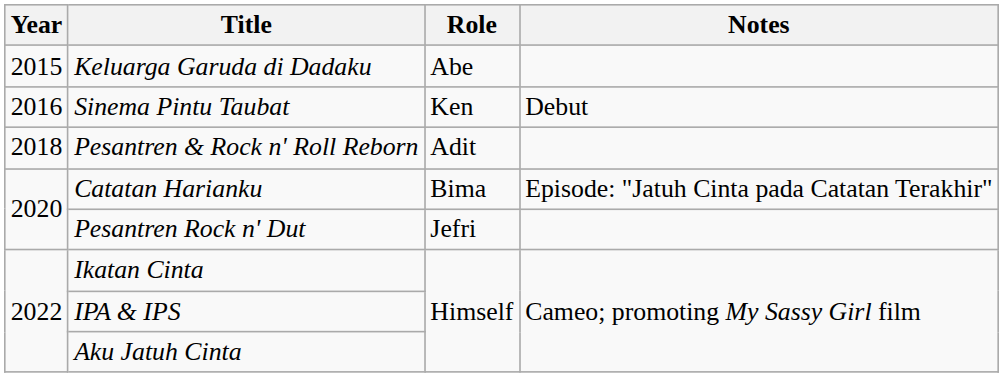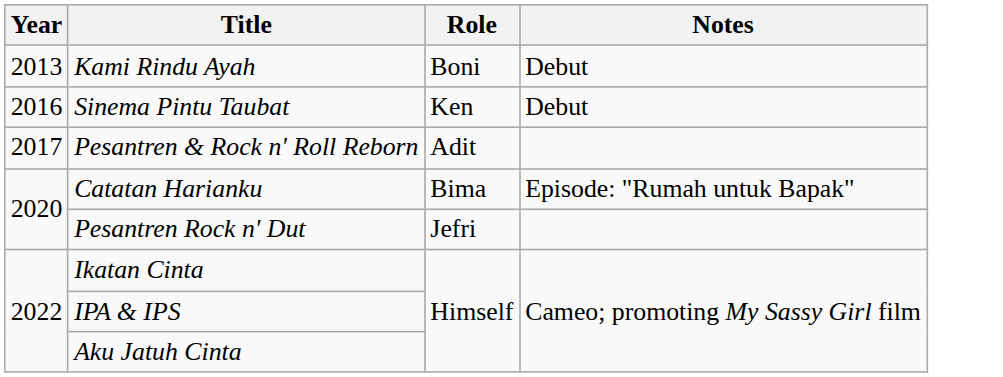+ row: (165, 65)
- row: (223, 65)
(37, 147) 2018 -> (37, 147) 2017
(759, 188) Episode: "Jatuh Cinta pada Catatan Terakhir" -> (690, 188) Episode: "Rumah untuk Bapak"
